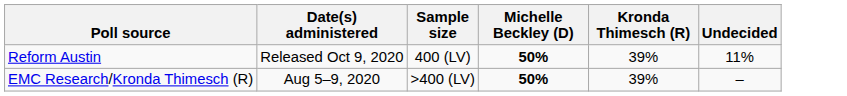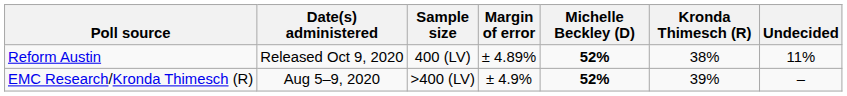+ column: (509, 25)
(533, 57) 50% -> (595, 57) 52%
(643, 57) 39% -> (705, 57) 38%
(533, 80) 50% -> (595, 80) 52%
